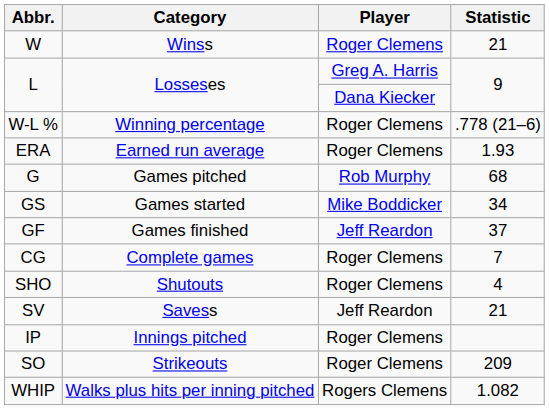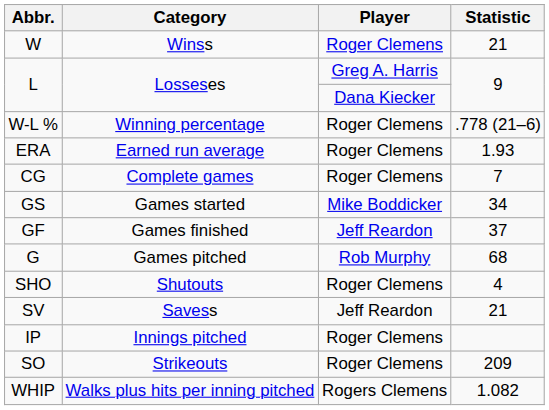rows swapped: (33, 177) <-> (33, 257)
